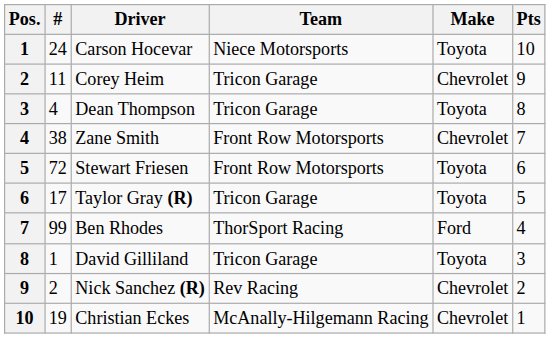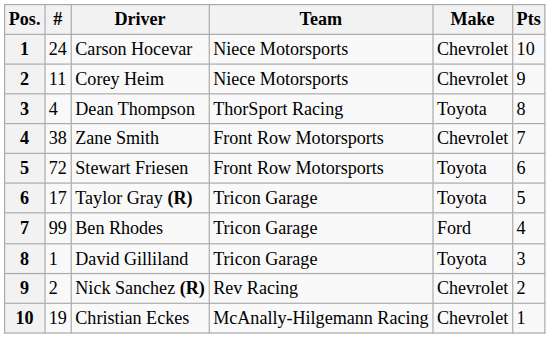(462, 49) Toyota -> (473, 49) Chevrolet
(265, 79) Tricon Garage -> (281, 79) Niece Motorsports
(265, 109) Tricon Garage -> (278, 109) ThorSport Racing
(278, 228) ThorSport Racing -> (265, 228) Tricon Garage
